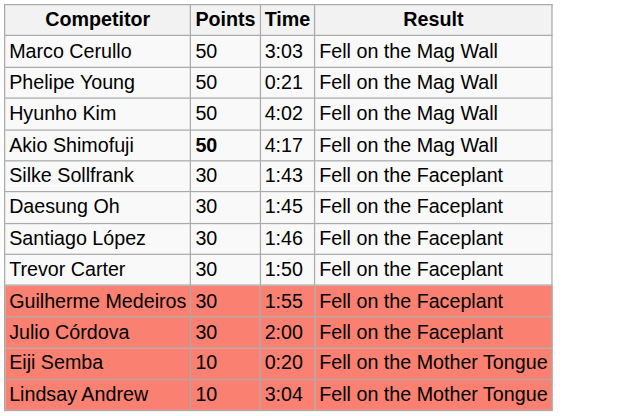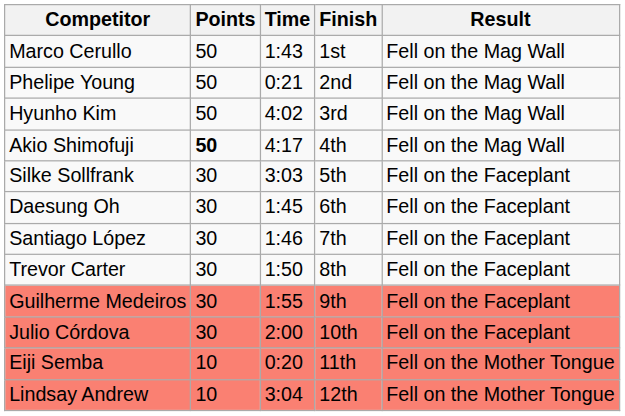+ column: (348, 20)
(284, 51) 3:03 -> (284, 51) 1:43
(284, 176) 1:43 -> (284, 176) 3:03
